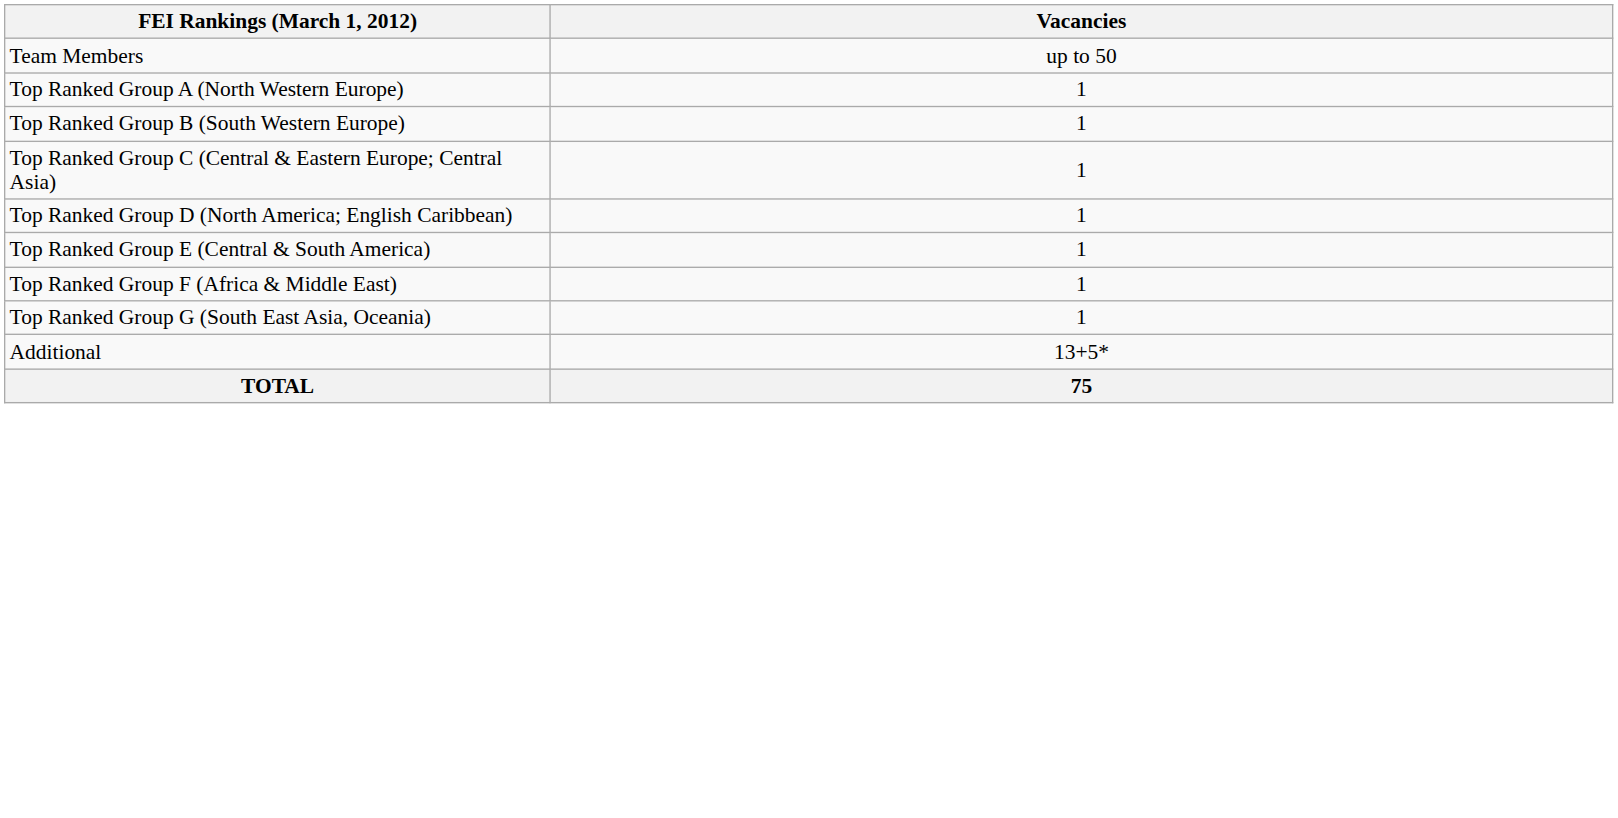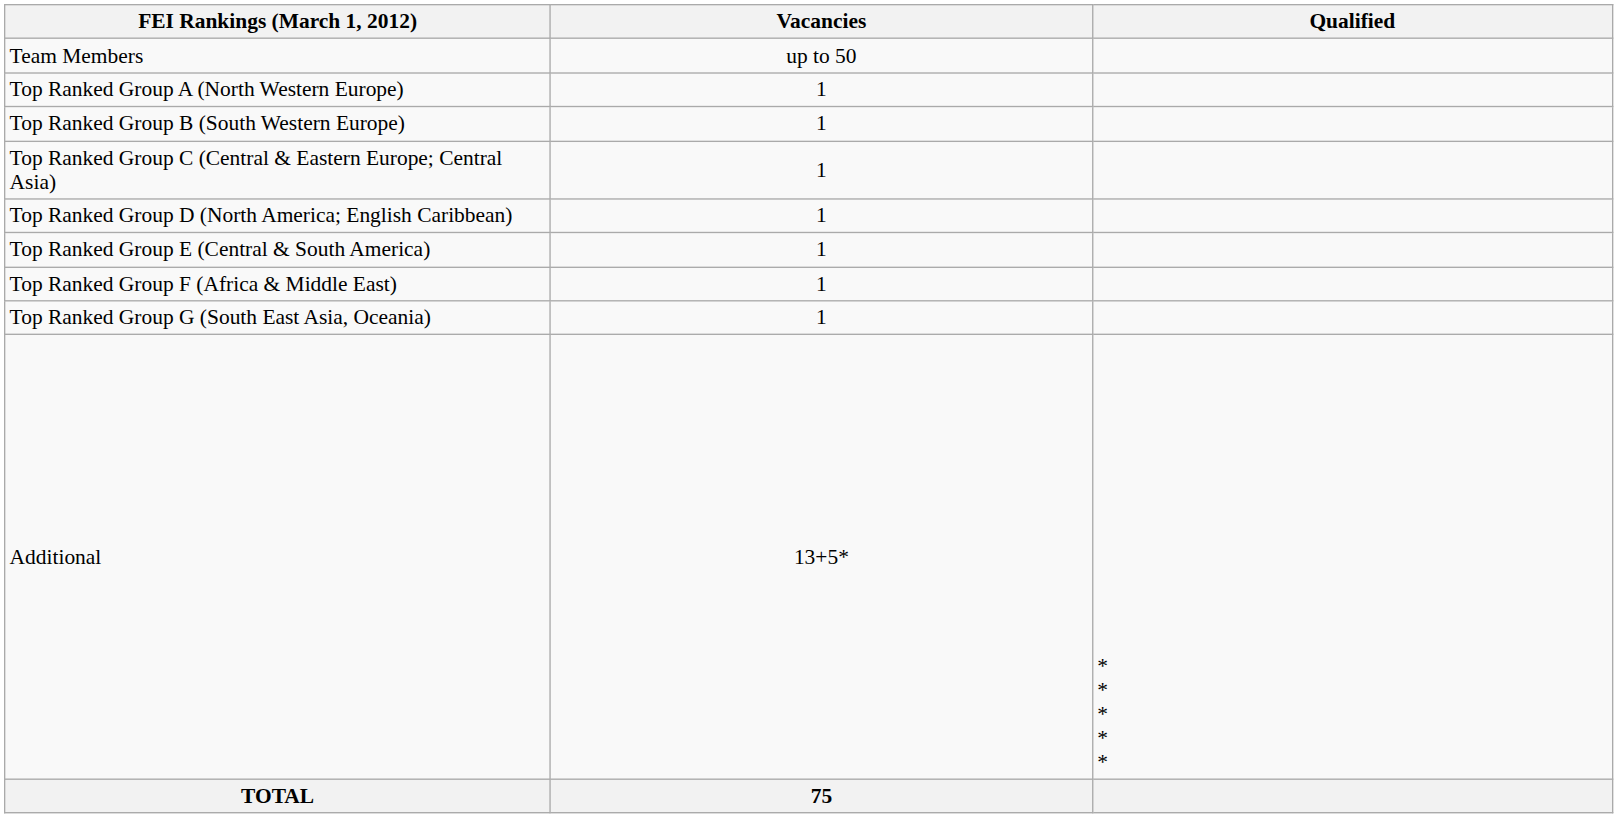+ column: (1352, 21)
